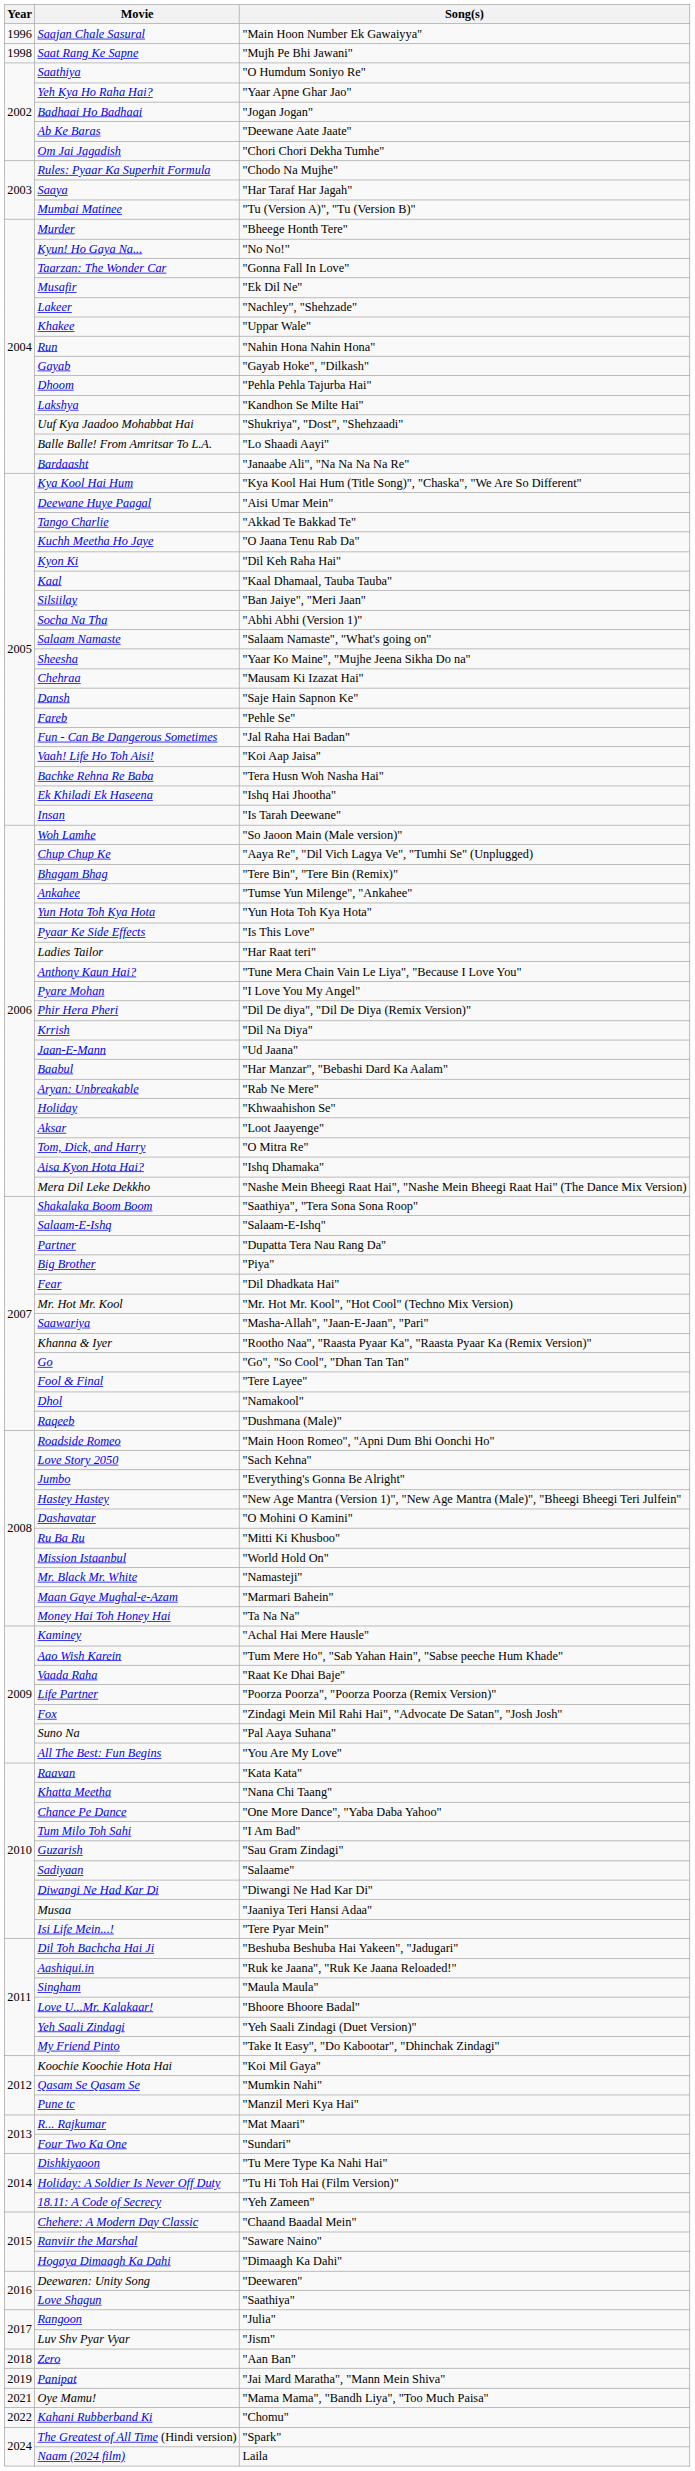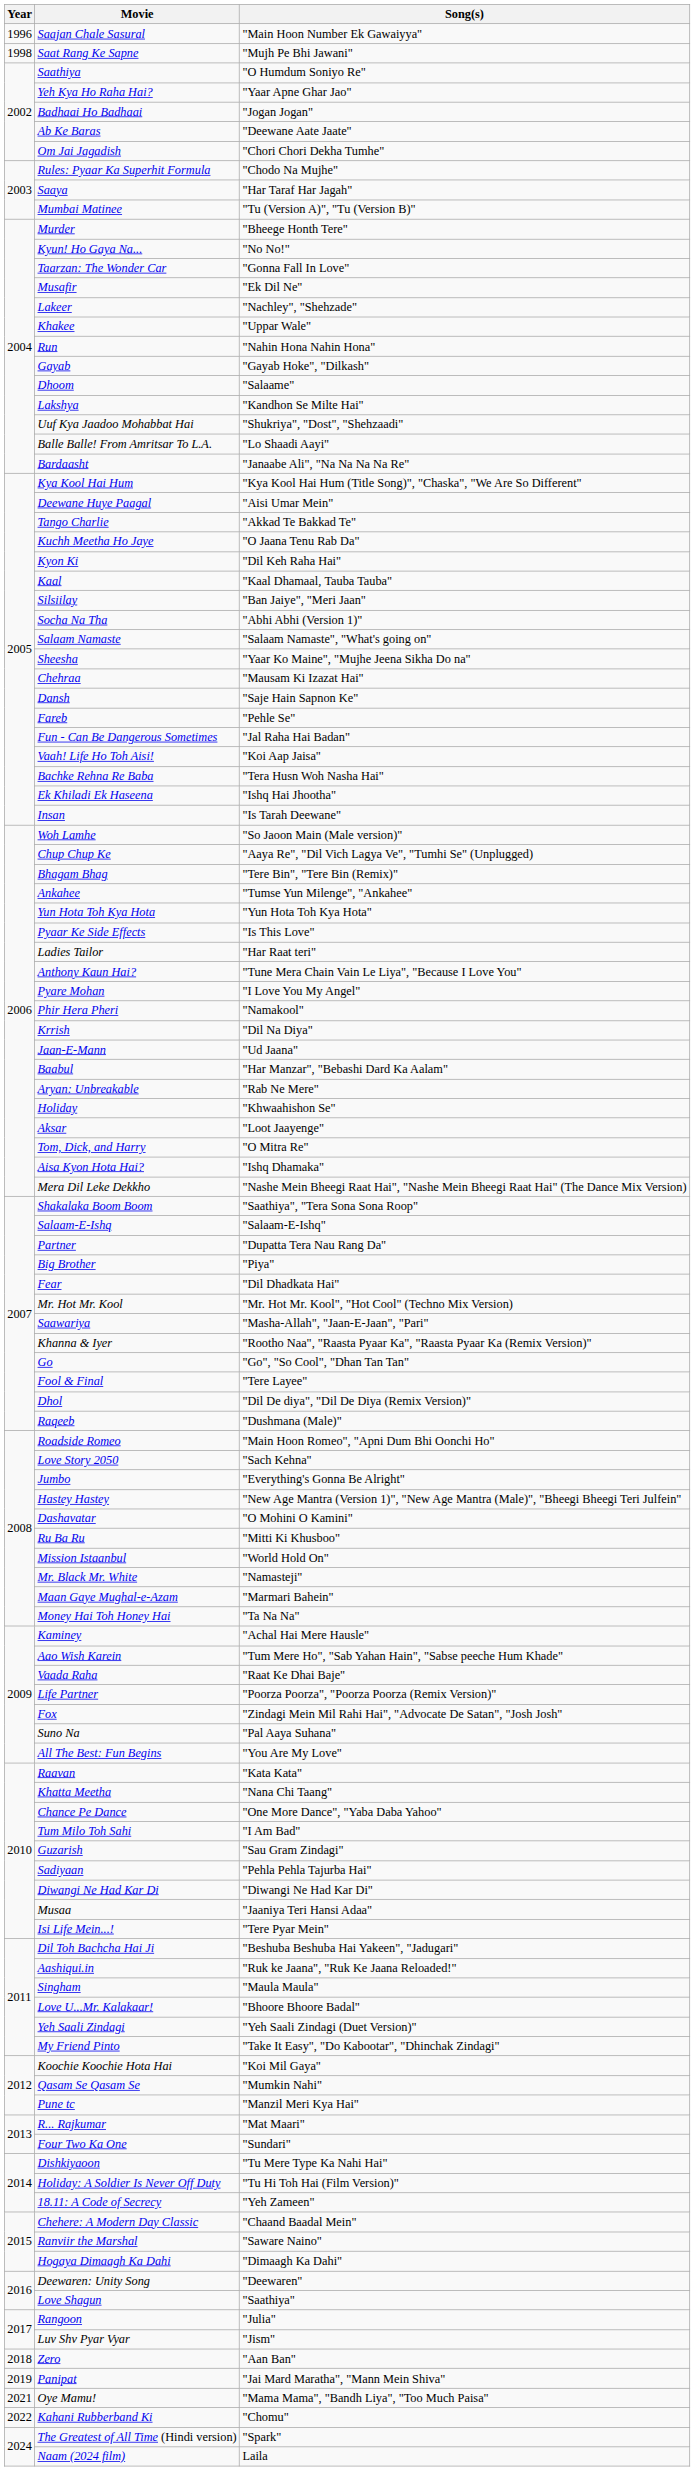(307, 385) "Pehla Pehla Tajurba Hai" -> (268, 385) "Salaame"
(357, 1010) "Dil De diya", "Dil De Diya (Remix Version)" -> (273, 1010) "Namakool"
(273, 1401) "Namakool" -> (357, 1401) "Dil De diya", "Dil De Diya (Remix Version)"
(268, 1870) "Salaame" -> (307, 1870) "Pehla Pehla Tajurba Hai"
